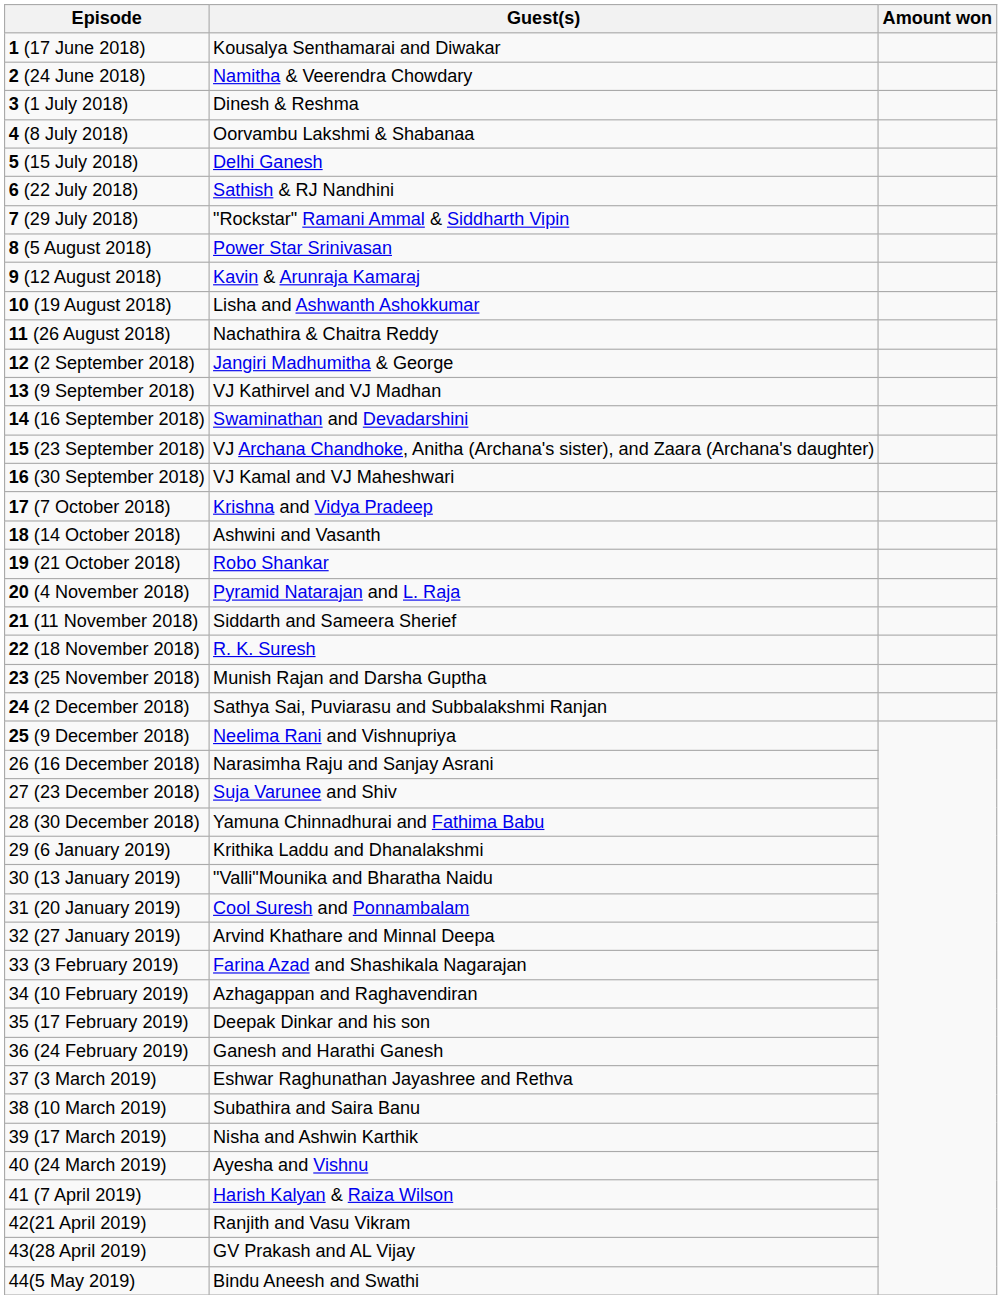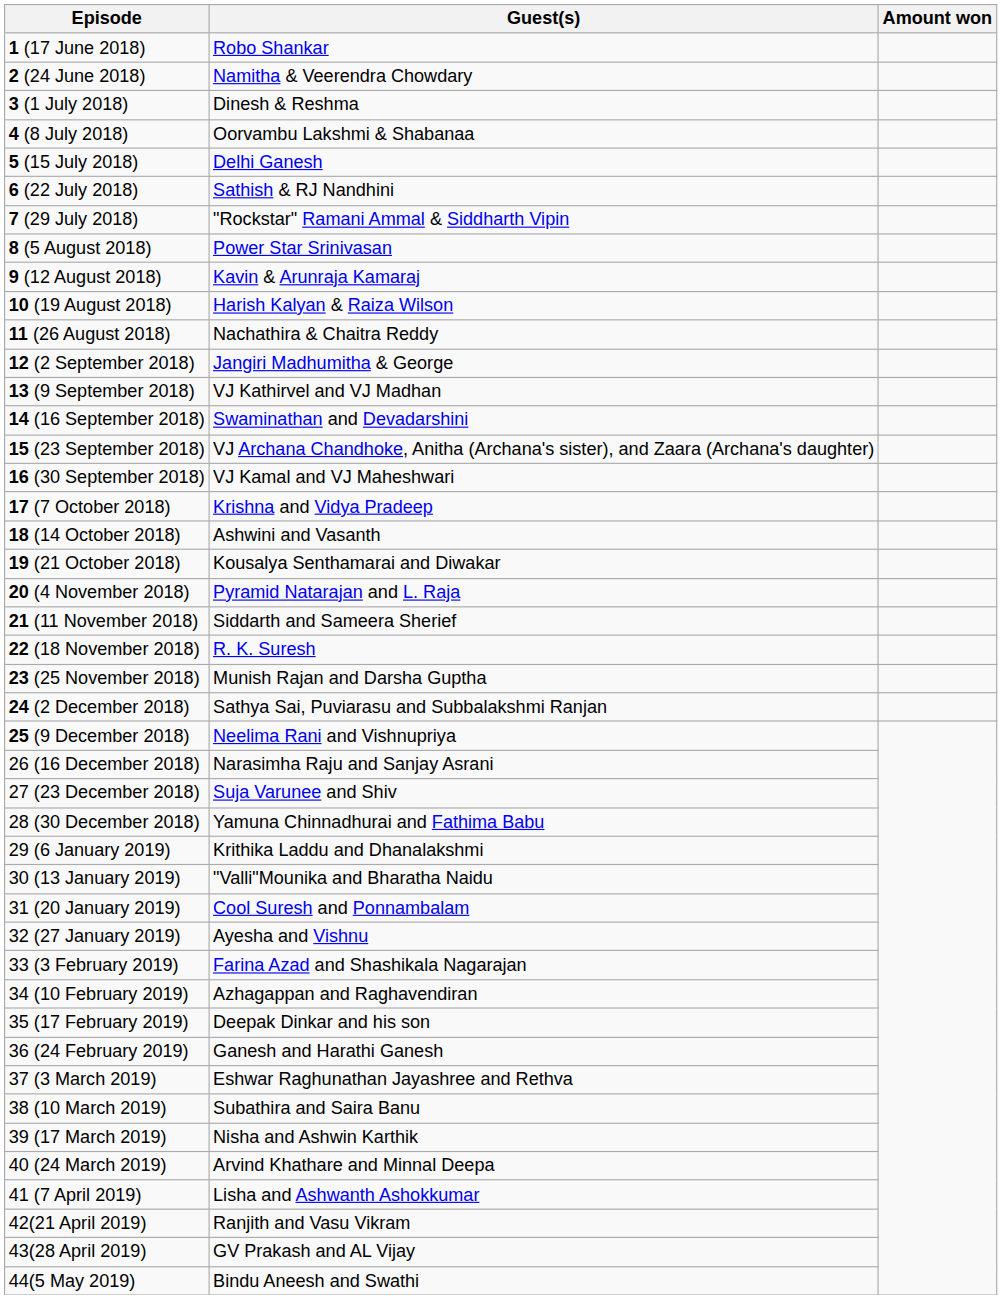(357, 47) Kousalya Senthamarai and Diwakar -> (271, 47) Robo Shankar
(346, 305) Lisha and Ashwanth Ashokkumar -> (333, 305) Harish Kalyan & Raiza Wilson
(271, 563) Robo Shankar -> (357, 563) Kousalya Senthamarai and Diwakar
(354, 936) Arvind Khathare and Minnal Deepa -> (291, 936) Ayesha and Vishnu
(291, 1165) Ayesha and Vishnu -> (354, 1165) Arvind Khathare and Minnal Deepa
(333, 1194) Harish Kalyan & Raiza Wilson -> (346, 1194) Lisha and Ashwanth Ashokkumar
